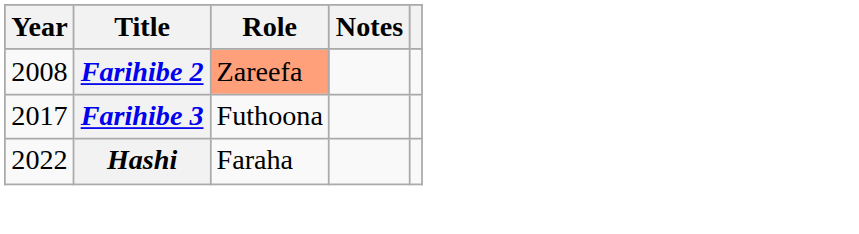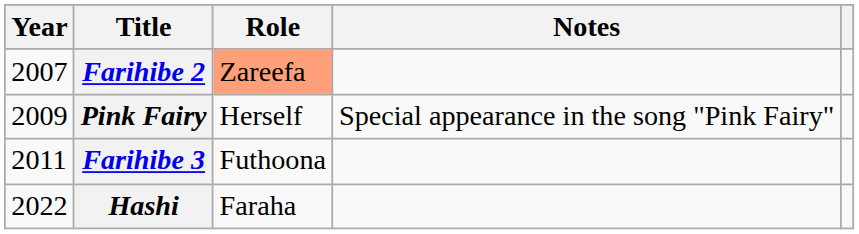(40, 71) 2008 -> (40, 71) 2007
+ row: (144, 116)
(40, 116) 2017 -> (39, 160) 2011
